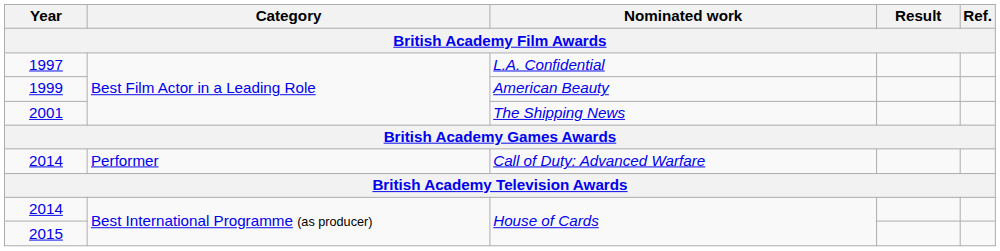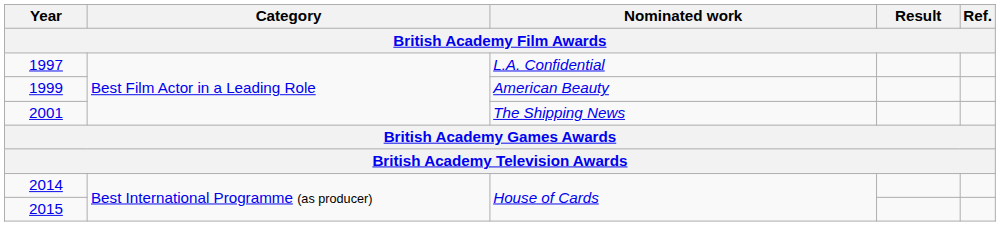- row: (46, 161)
